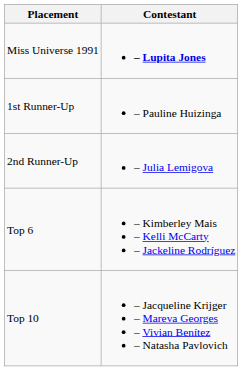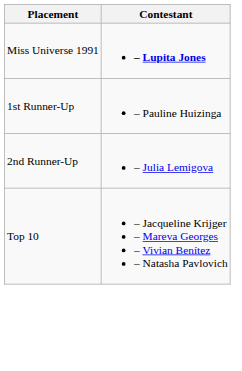- row: (20, 229)
